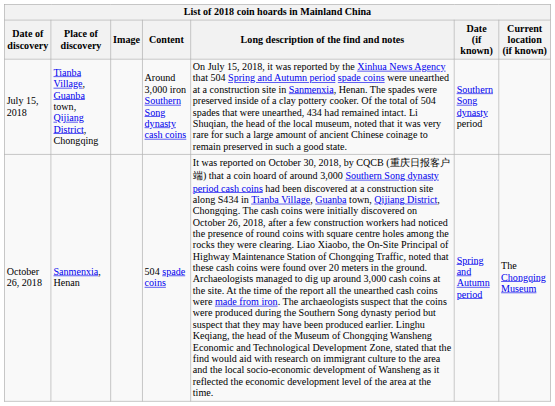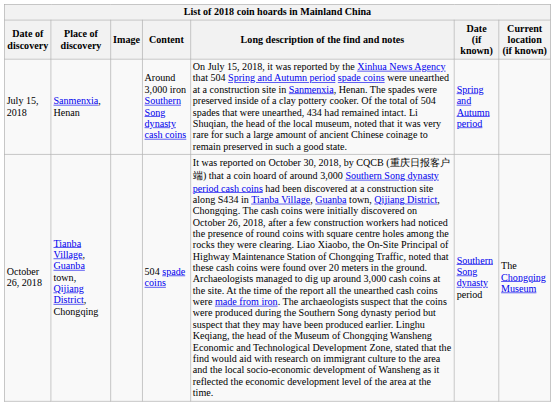(76, 106) Tianba Village, Guanba town, Qijiang District, Chongqing -> (77, 106) Sanmenxia, Henan
(475, 106) Southern Song dynasty period -> (473, 106) Spring and Autumn period
(77, 277) Sanmenxia, Henan -> (76, 277) Tianba Village, Guanba town, Qijiang District, Chongqing
(473, 277) Spring and Autumn period -> (475, 277) Southern Song dynasty period
